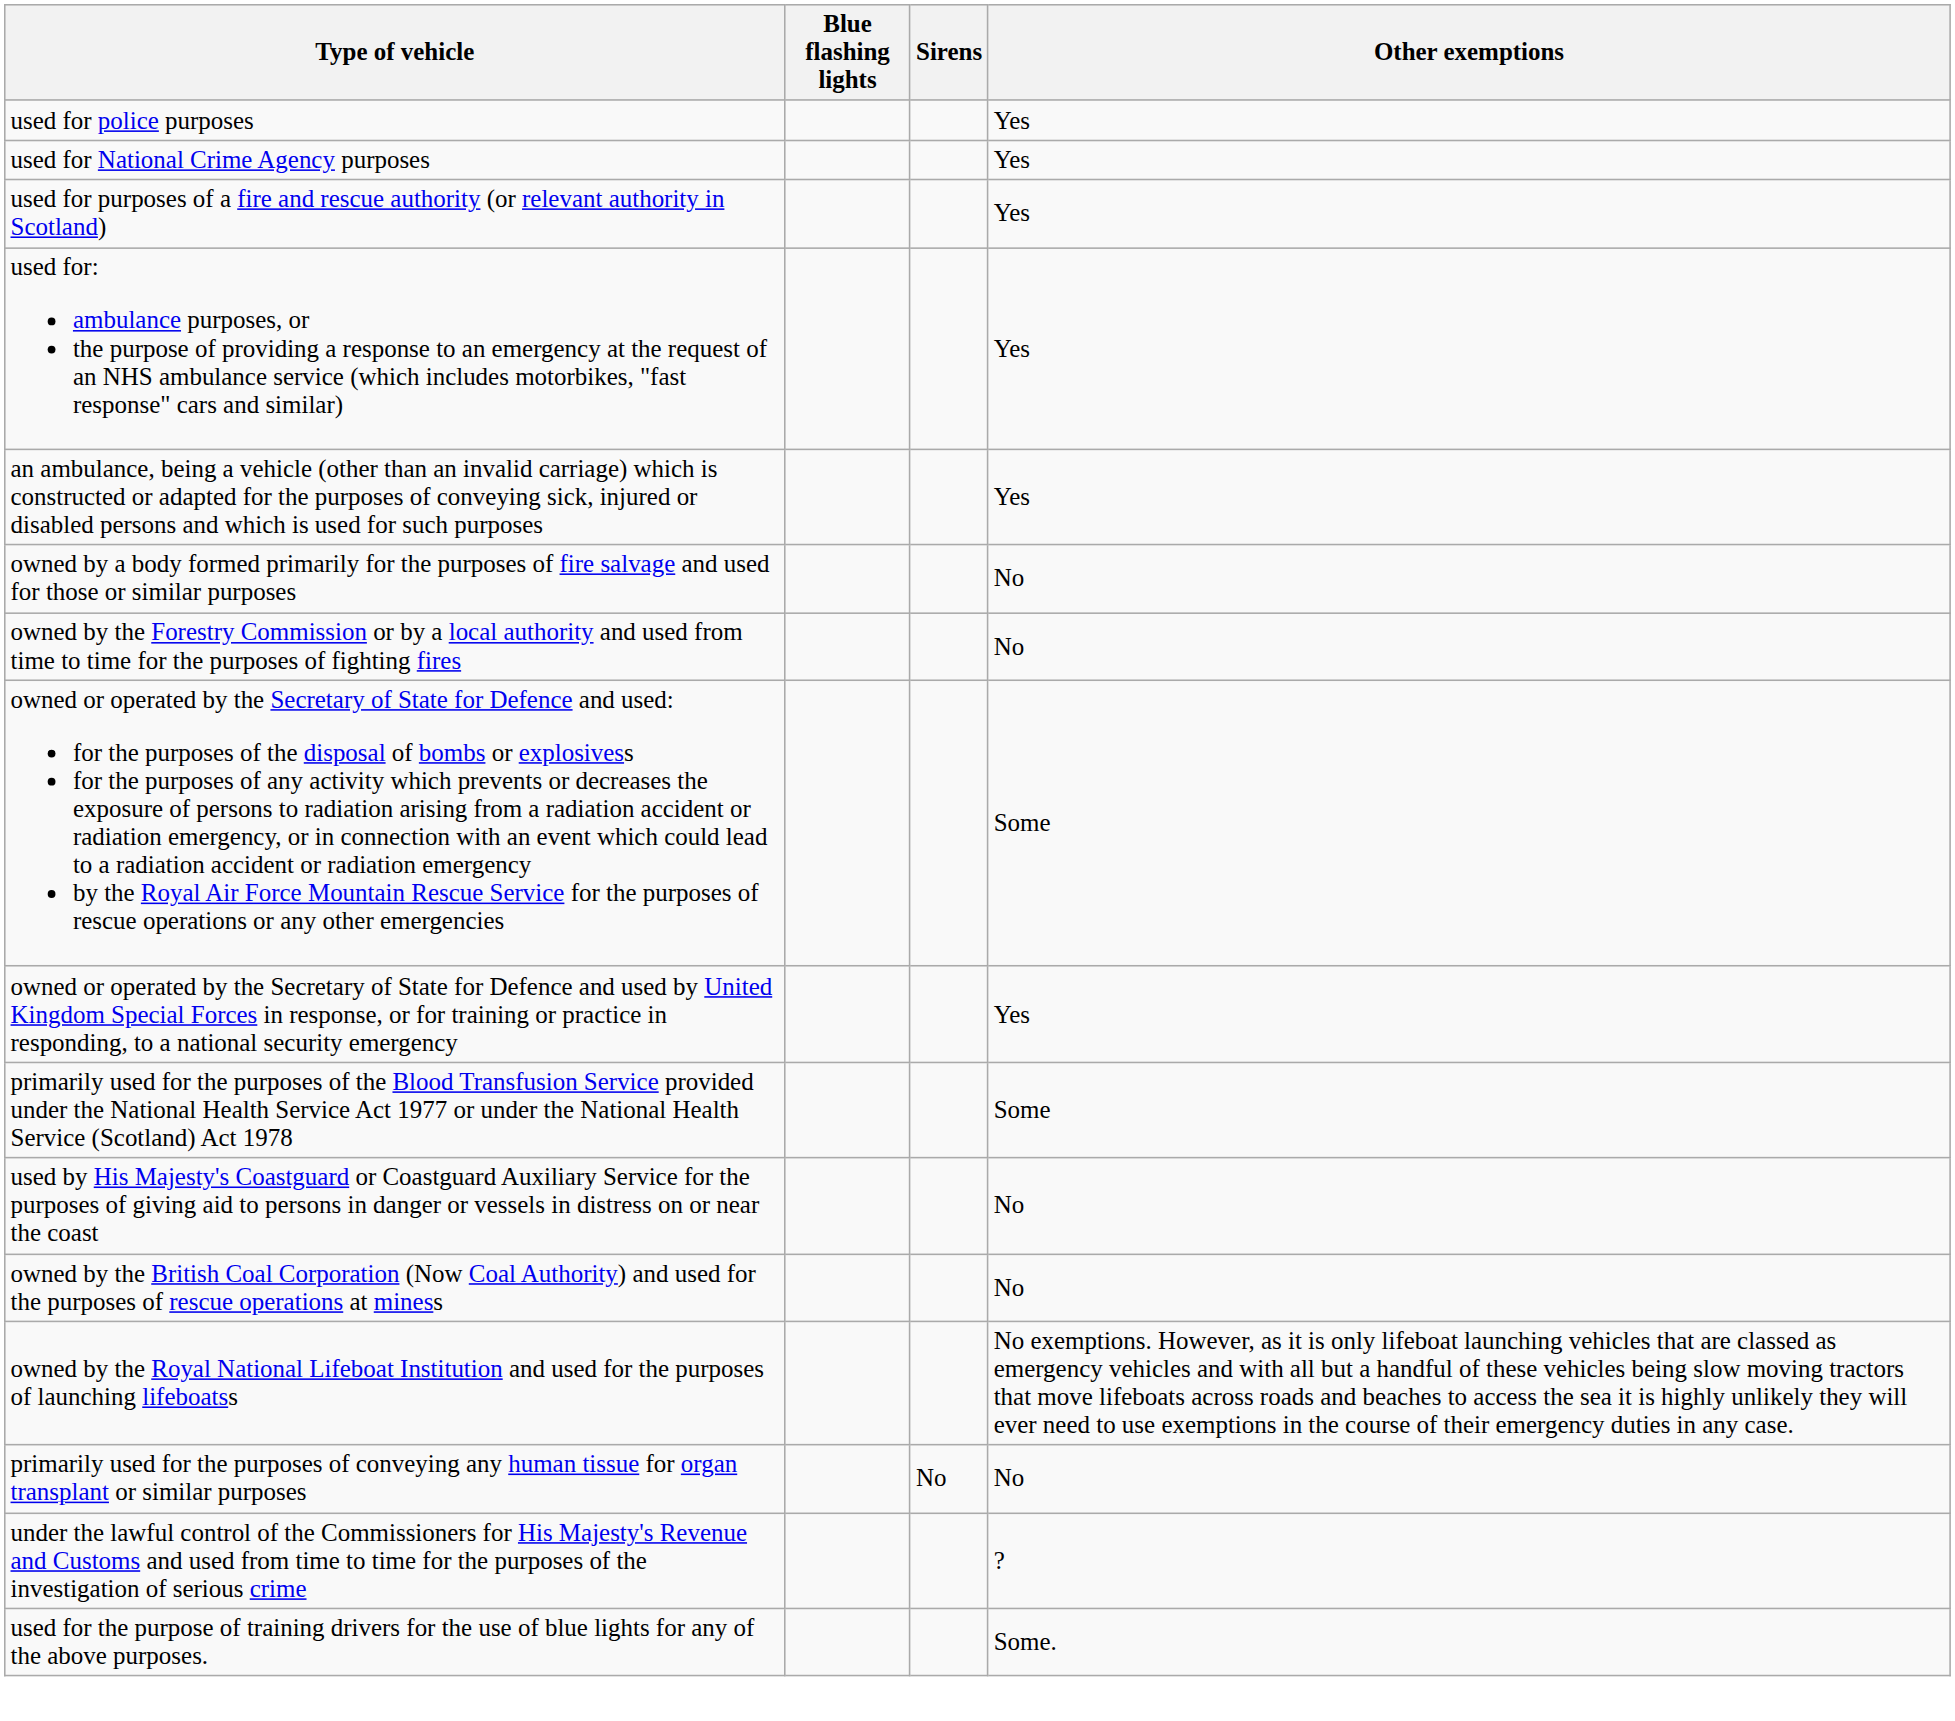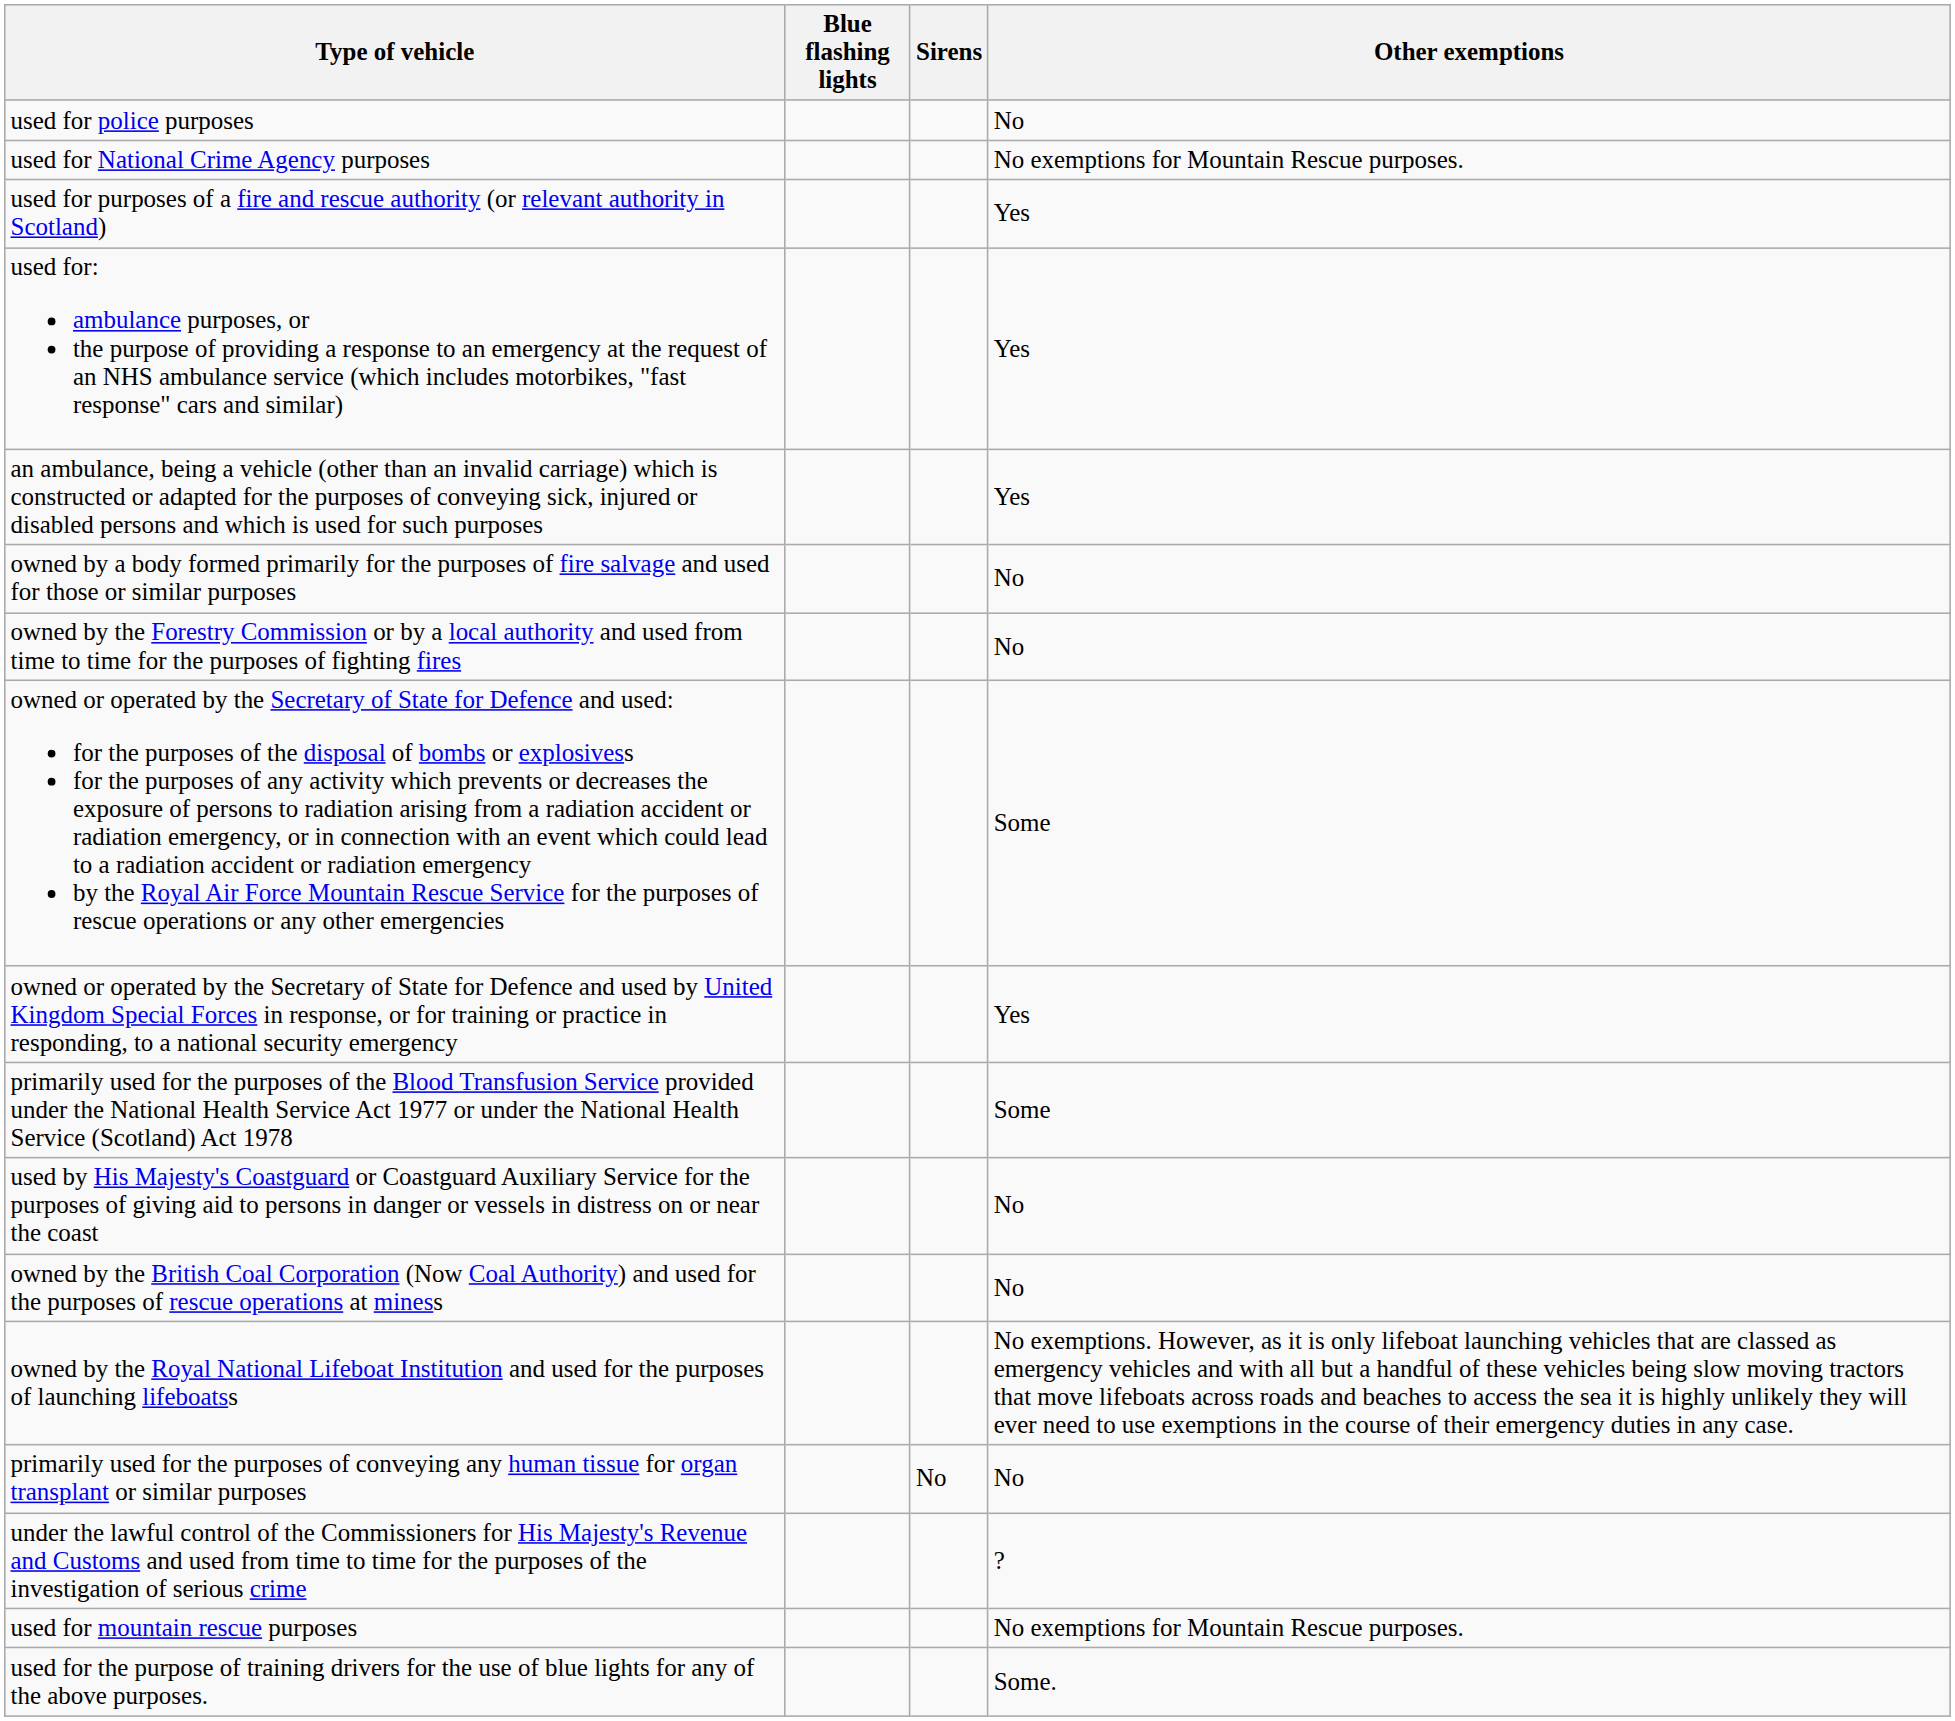(1012, 120) Yes -> (1009, 120) No
(1012, 159) Yes -> (1229, 159) No exemptions for Mountain Rescue purposes.
+ row: (184, 1627)
